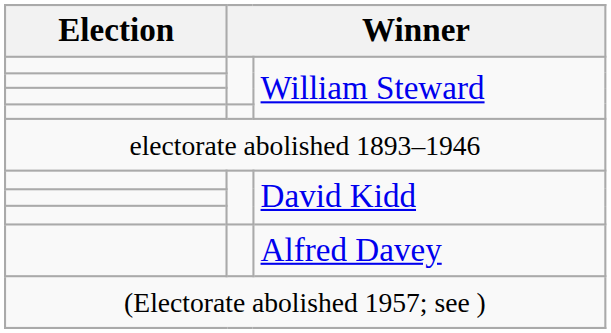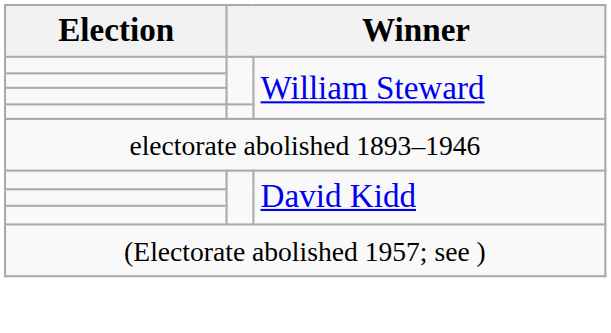- row: (116, 250)
